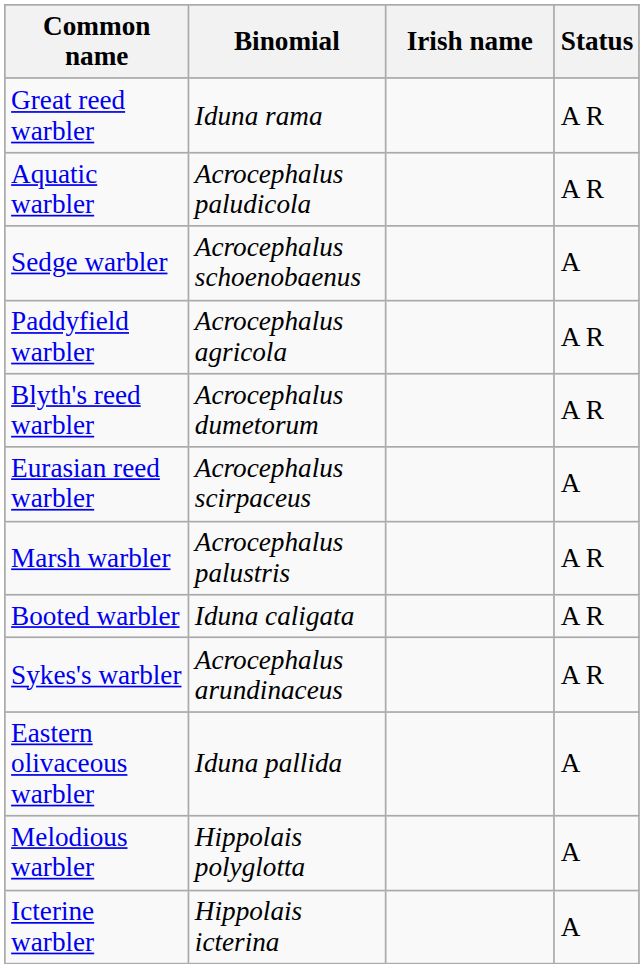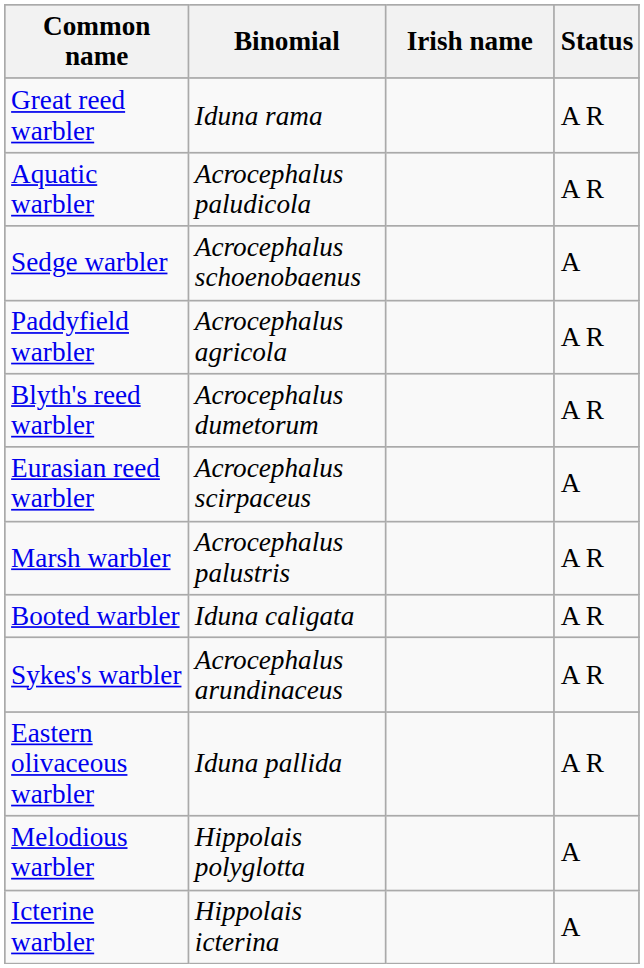(571, 763) A -> (582, 763) A R
